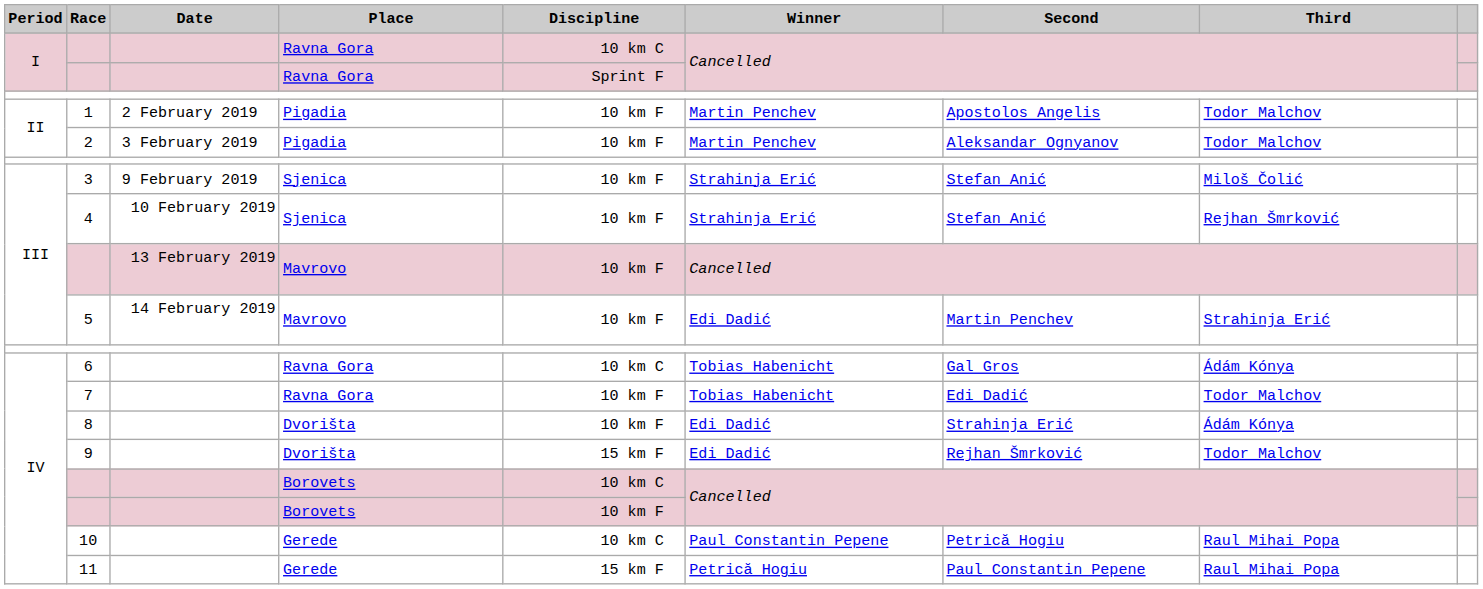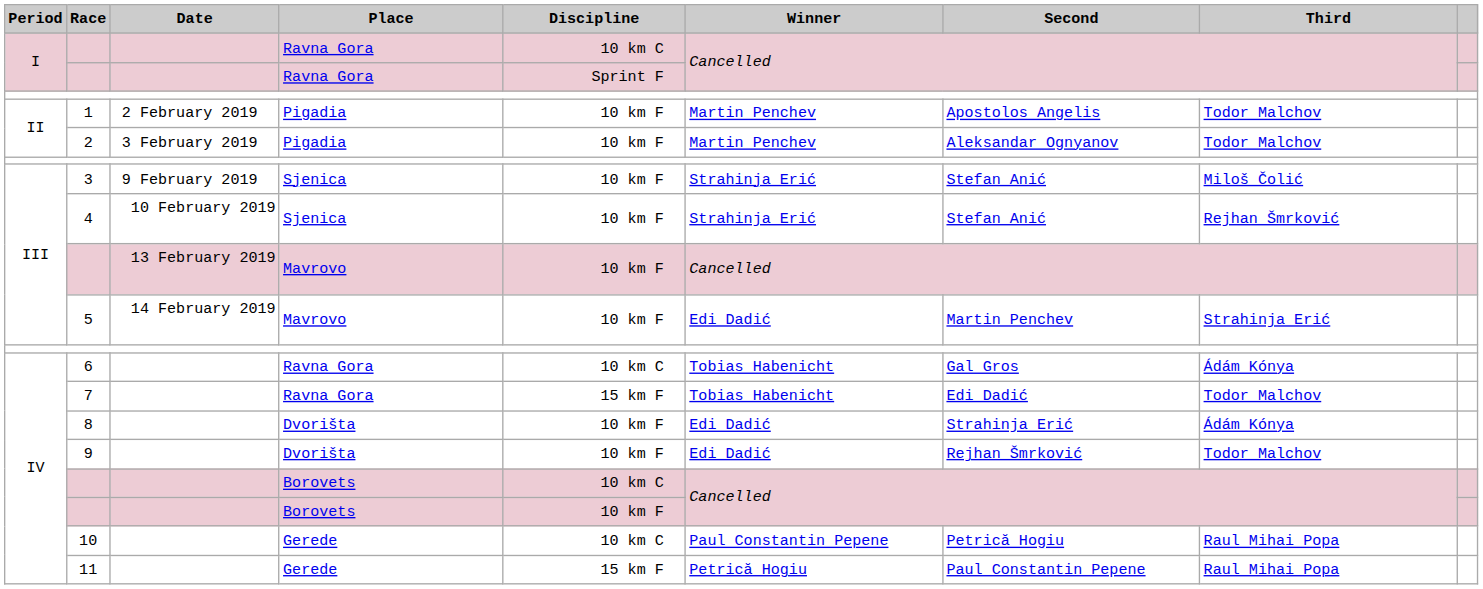(641, 396) 10 km F -> (641, 396) 15 km F
(641, 454) 15 km F -> (641, 454) 10 km F
